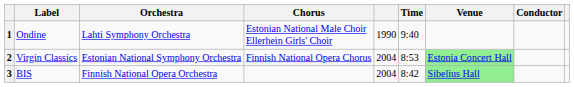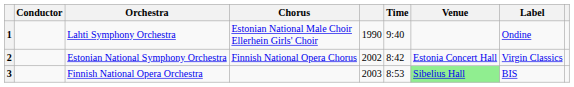columns swapped: (539, 12) <-> (47, 12)
(386, 57) 2004 -> (372, 57) 2002
(410, 57) 8:53 -> (395, 57) 8:42
(470, 57) lightgreen background -> (455, 57) no background
(386, 74) 2004 -> (372, 74) 2003
(410, 74) 8:42 -> (395, 74) 8:53
